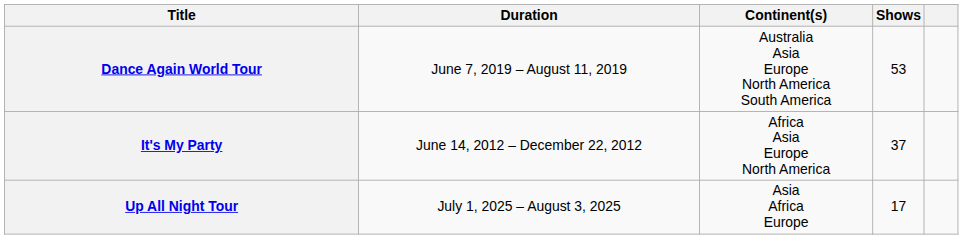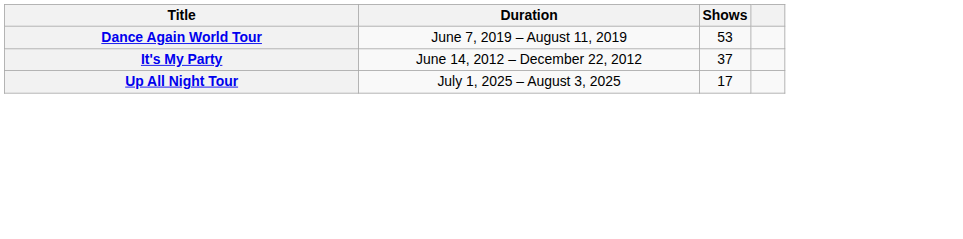- column: (786, 15)
